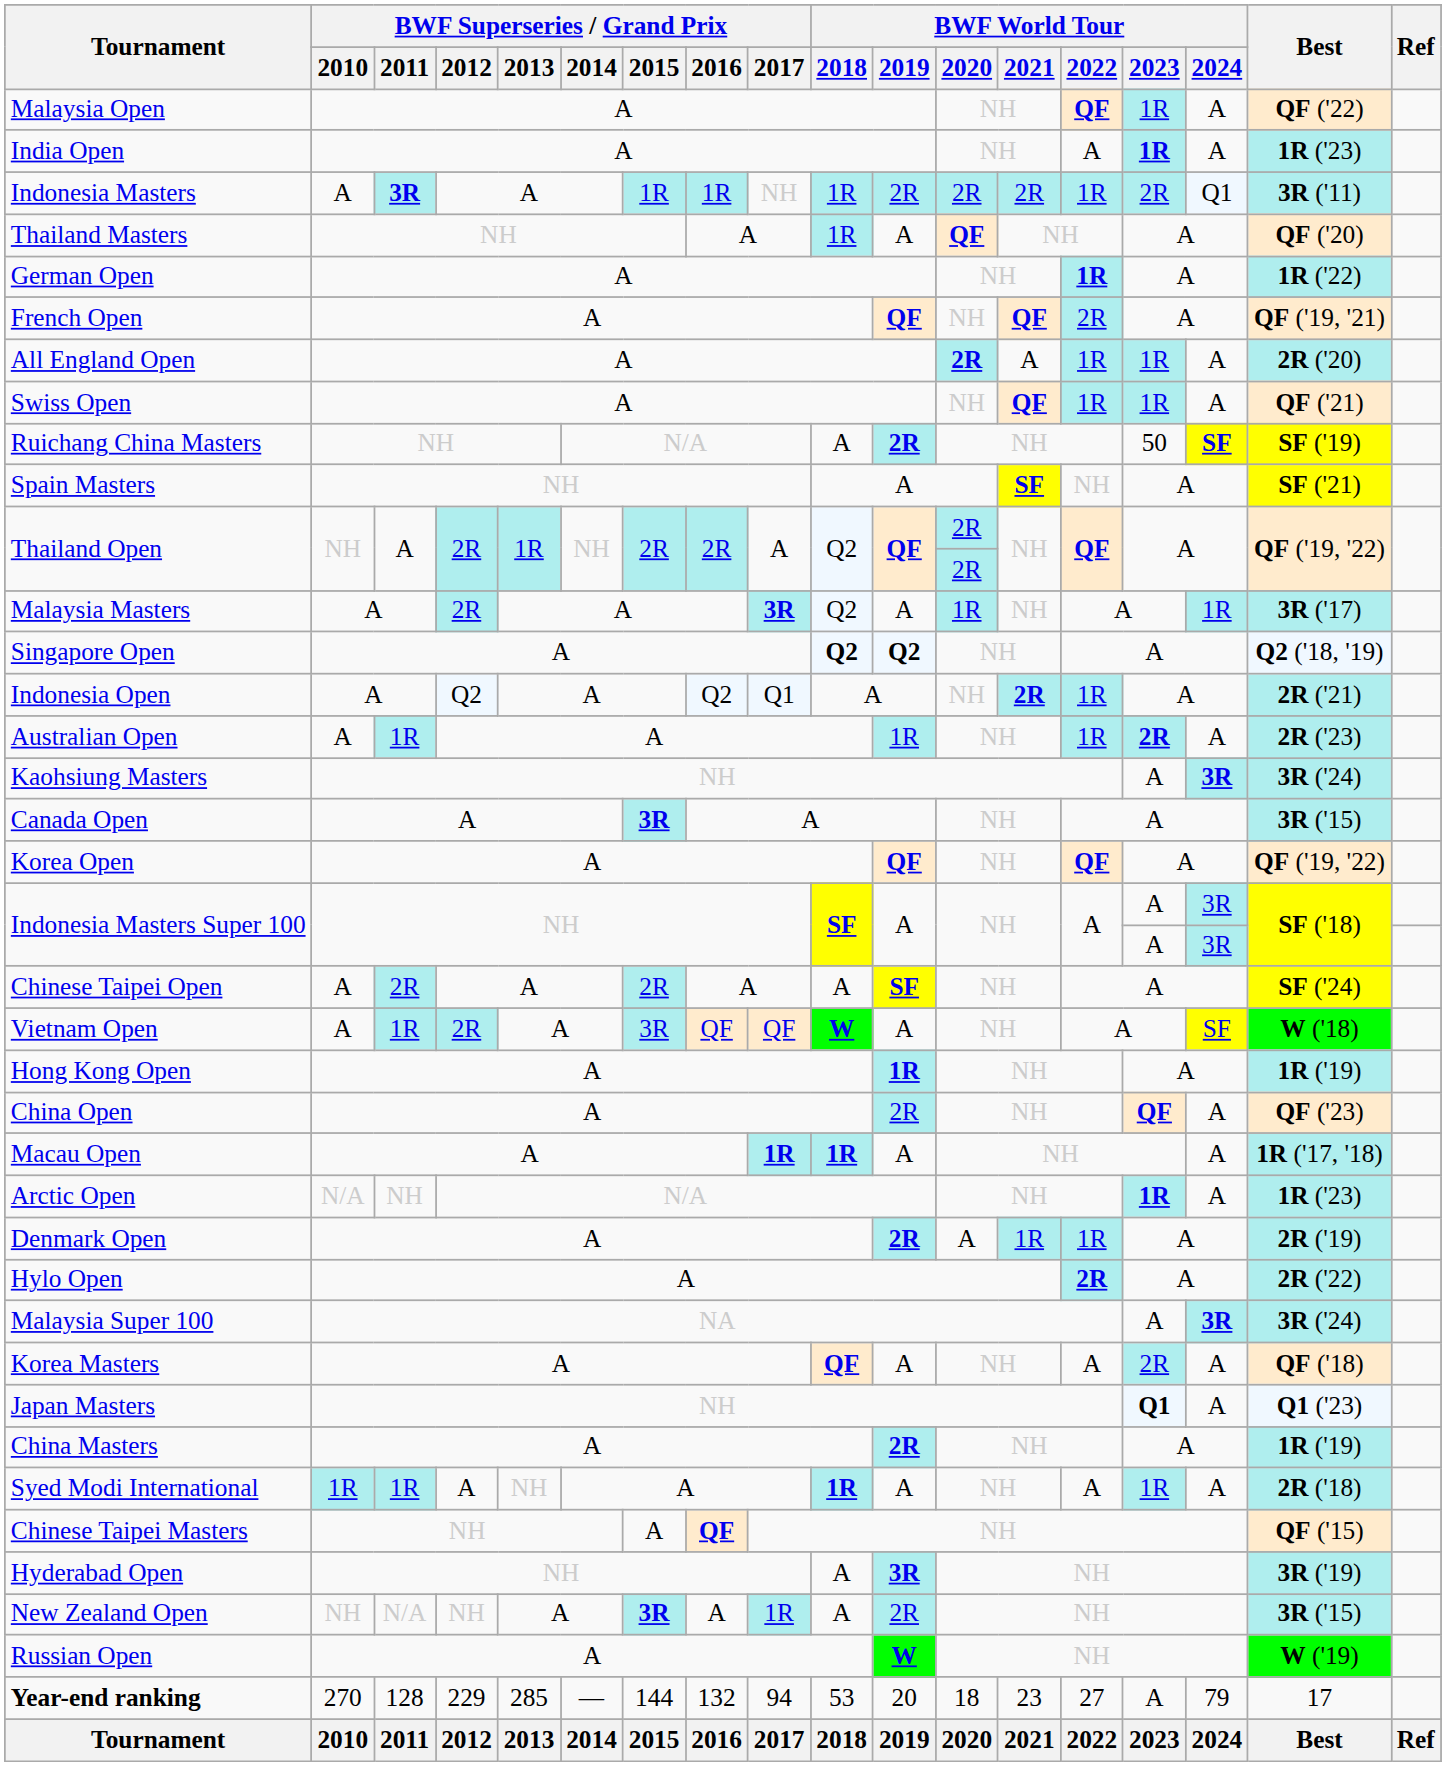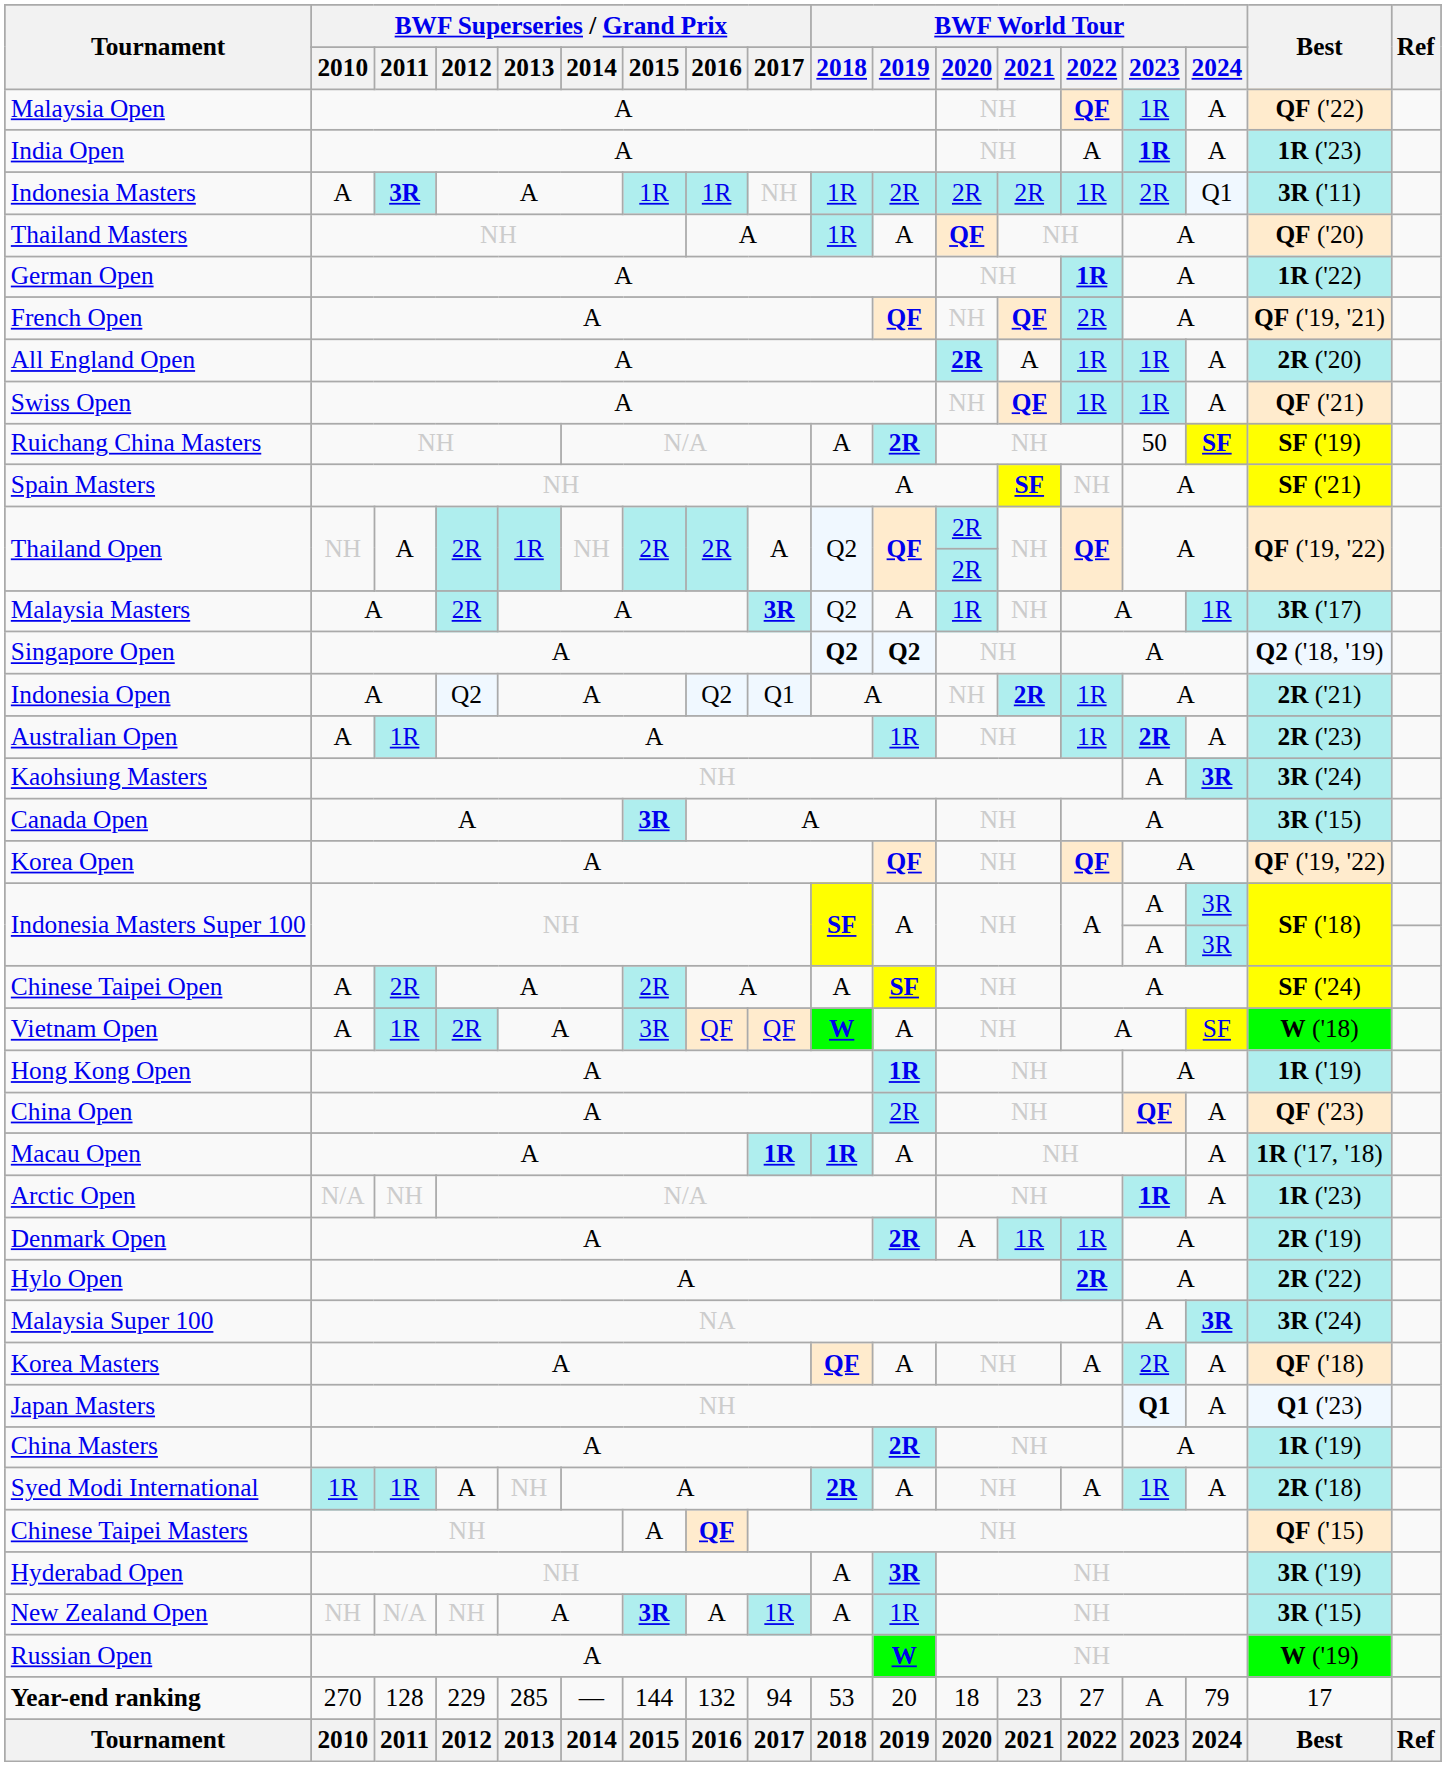(842, 1488) 1R -> (842, 1488) 2R
(904, 1614) 2R -> (904, 1614) 1R
